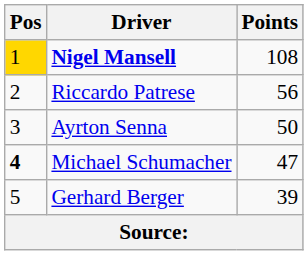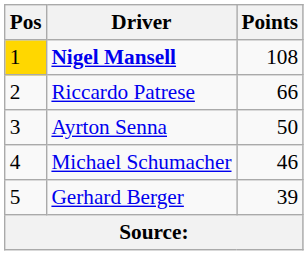(287, 92) 56 -> (287, 92) 66
(15, 162) bold -> (15, 162) normal
(287, 162) 47 -> (287, 162) 46
